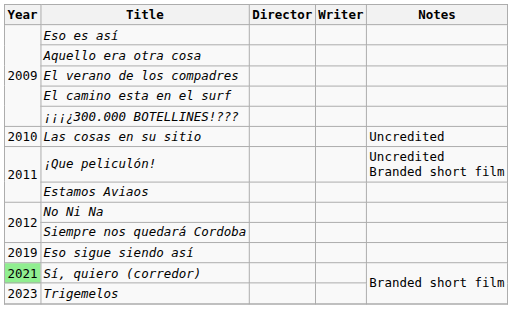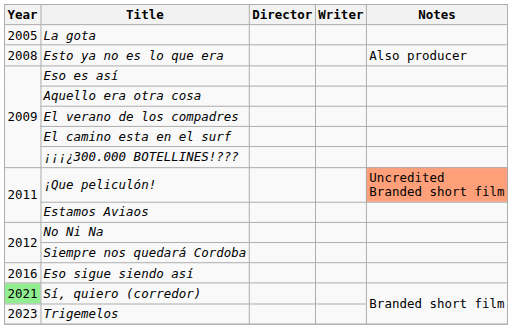+ row: (70, 35)
+ row: (134, 55)
- row: (122, 137)
(437, 164) no background -> (437, 185) lightsalmon background
(22, 253) 2019 -> (22, 273) 2016
